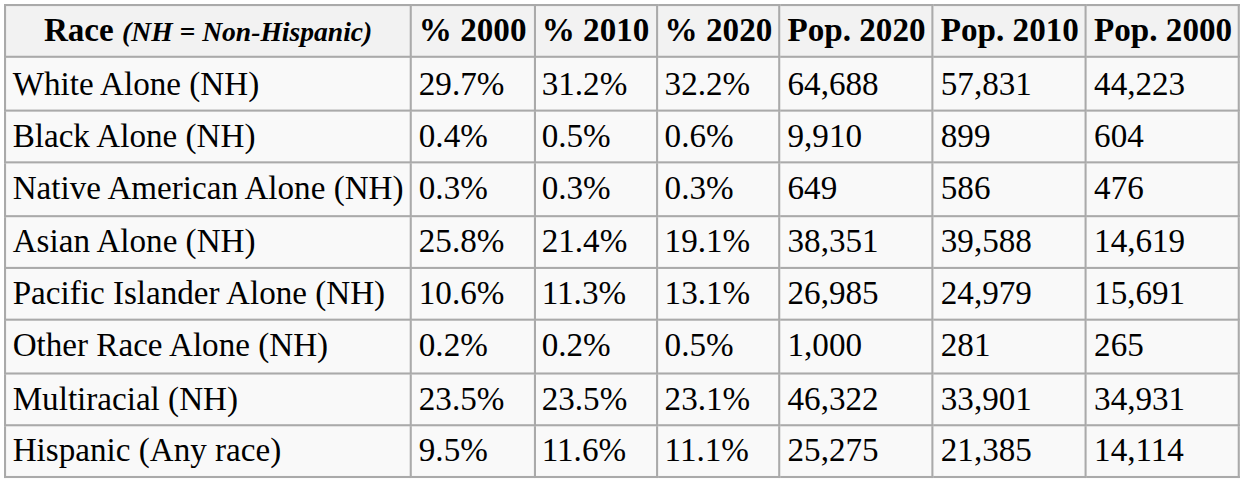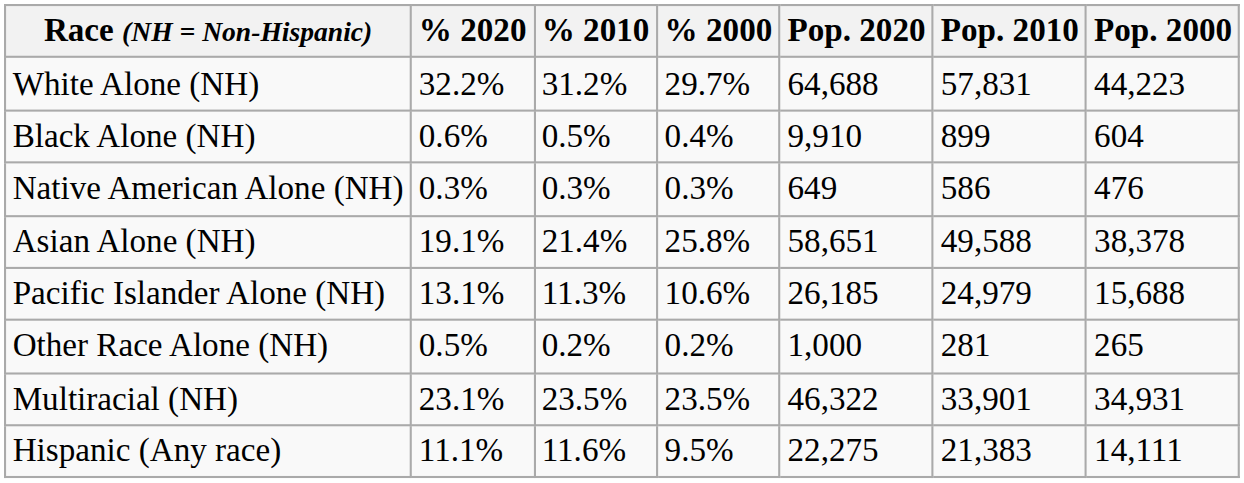columns swapped: (718, 30) <-> (473, 30)
(833, 240) 38,351 -> (833, 240) 58,651
(986, 240) 39,588 -> (986, 240) 49,588
(1140, 240) 14,619 -> (1140, 240) 38,378
(833, 293) 26,985 -> (833, 293) 26,185
(1140, 293) 15,691 -> (1140, 293) 15,688
(833, 450) 25,275 -> (833, 450) 22,275
(986, 450) 21,385 -> (986, 450) 21,383
(1139, 450) 14,114 -> (1138, 450) 14,111
